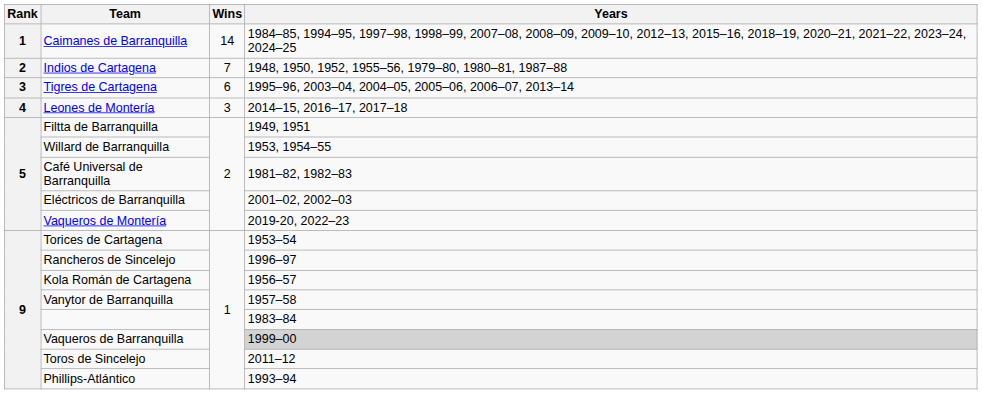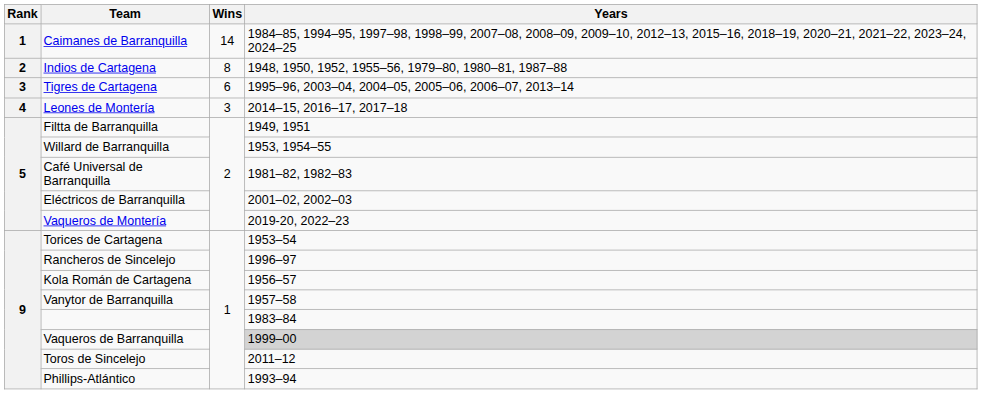(227, 68) 7 -> (227, 68) 8
